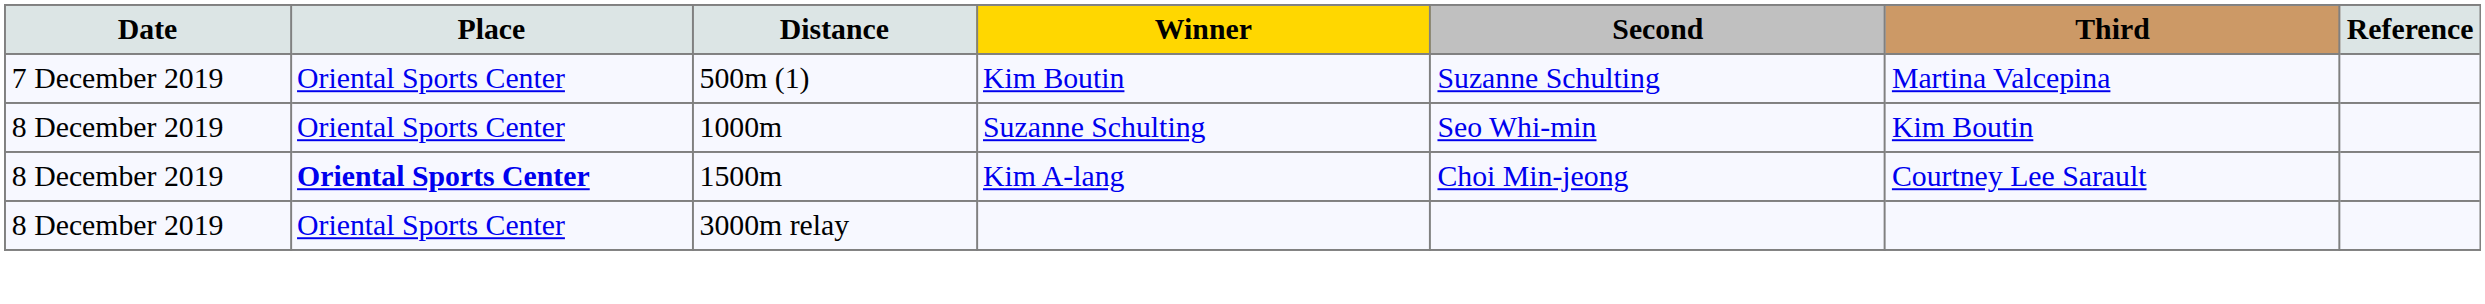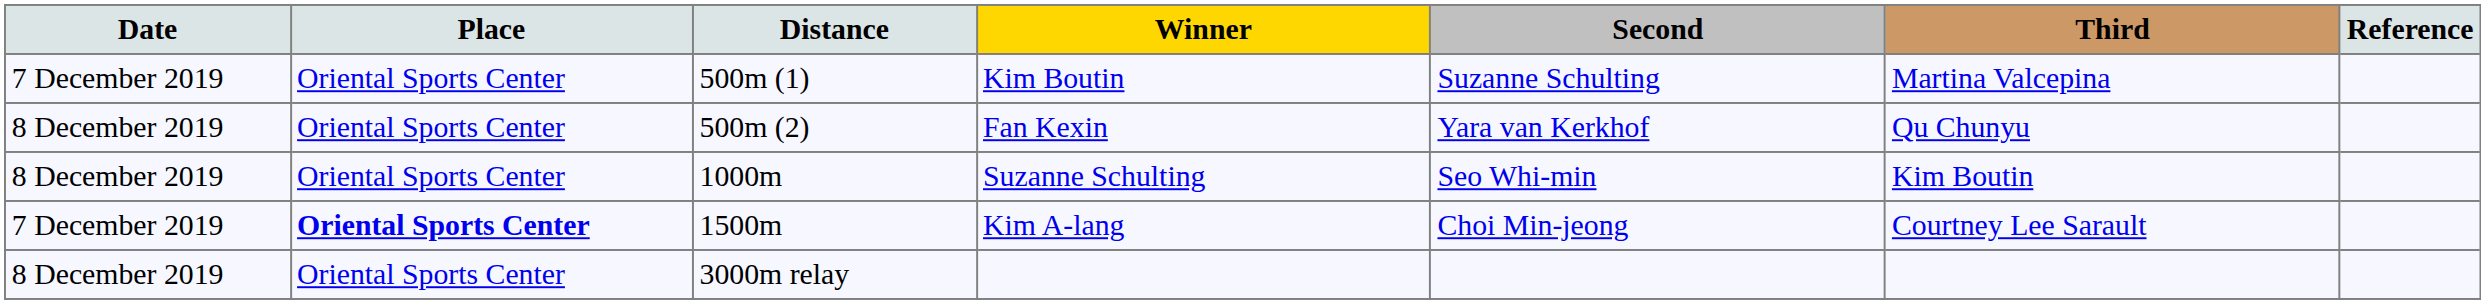+ row: (1045, 127)
(118, 176) 8 December 2019 -> (118, 224) 7 December 2019
